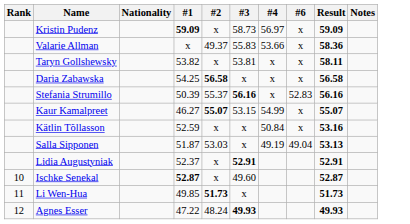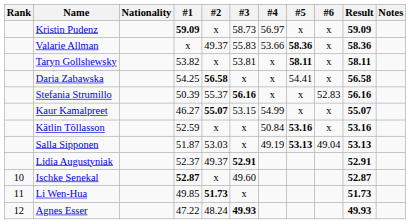+ column: (301, 12)
(216, 161) x -> (216, 161) 49.37
